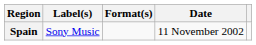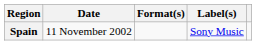columns swapped: (201, 13) <-> (73, 13)
